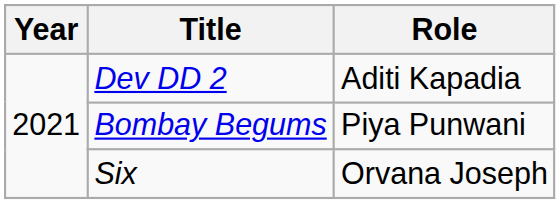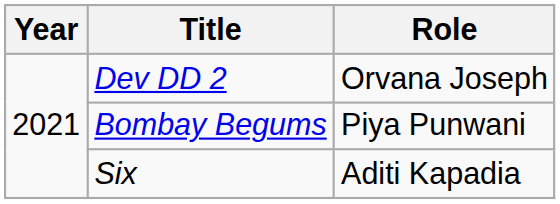(431, 78) Aditi Kapadia -> (444, 78) Orvana Joseph
(444, 174) Orvana Joseph -> (431, 174) Aditi Kapadia
